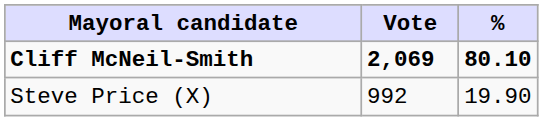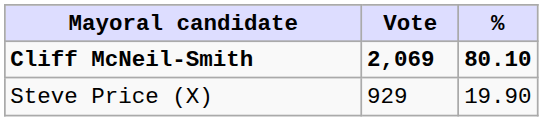(387, 97) 992 -> (387, 97) 929
